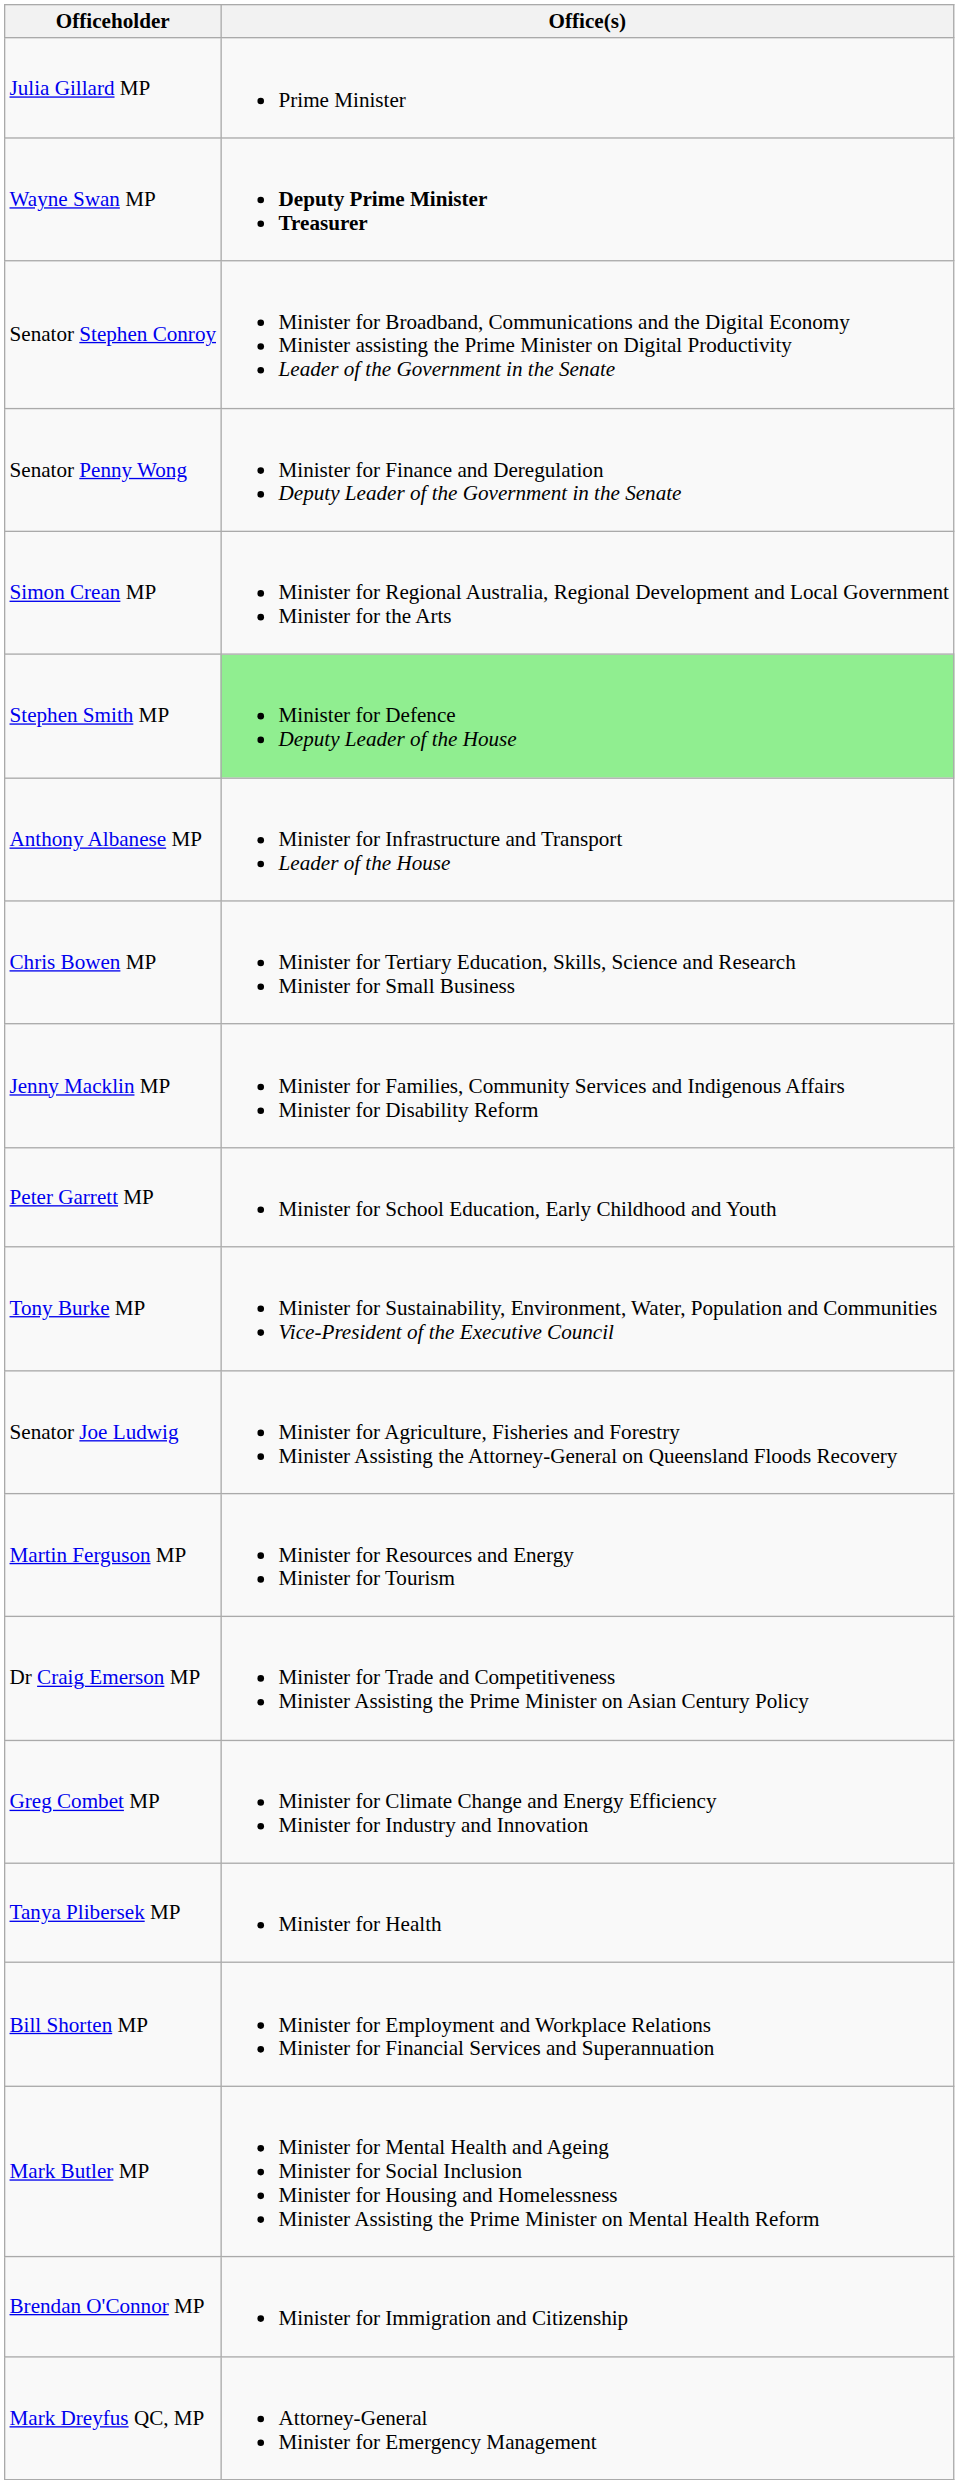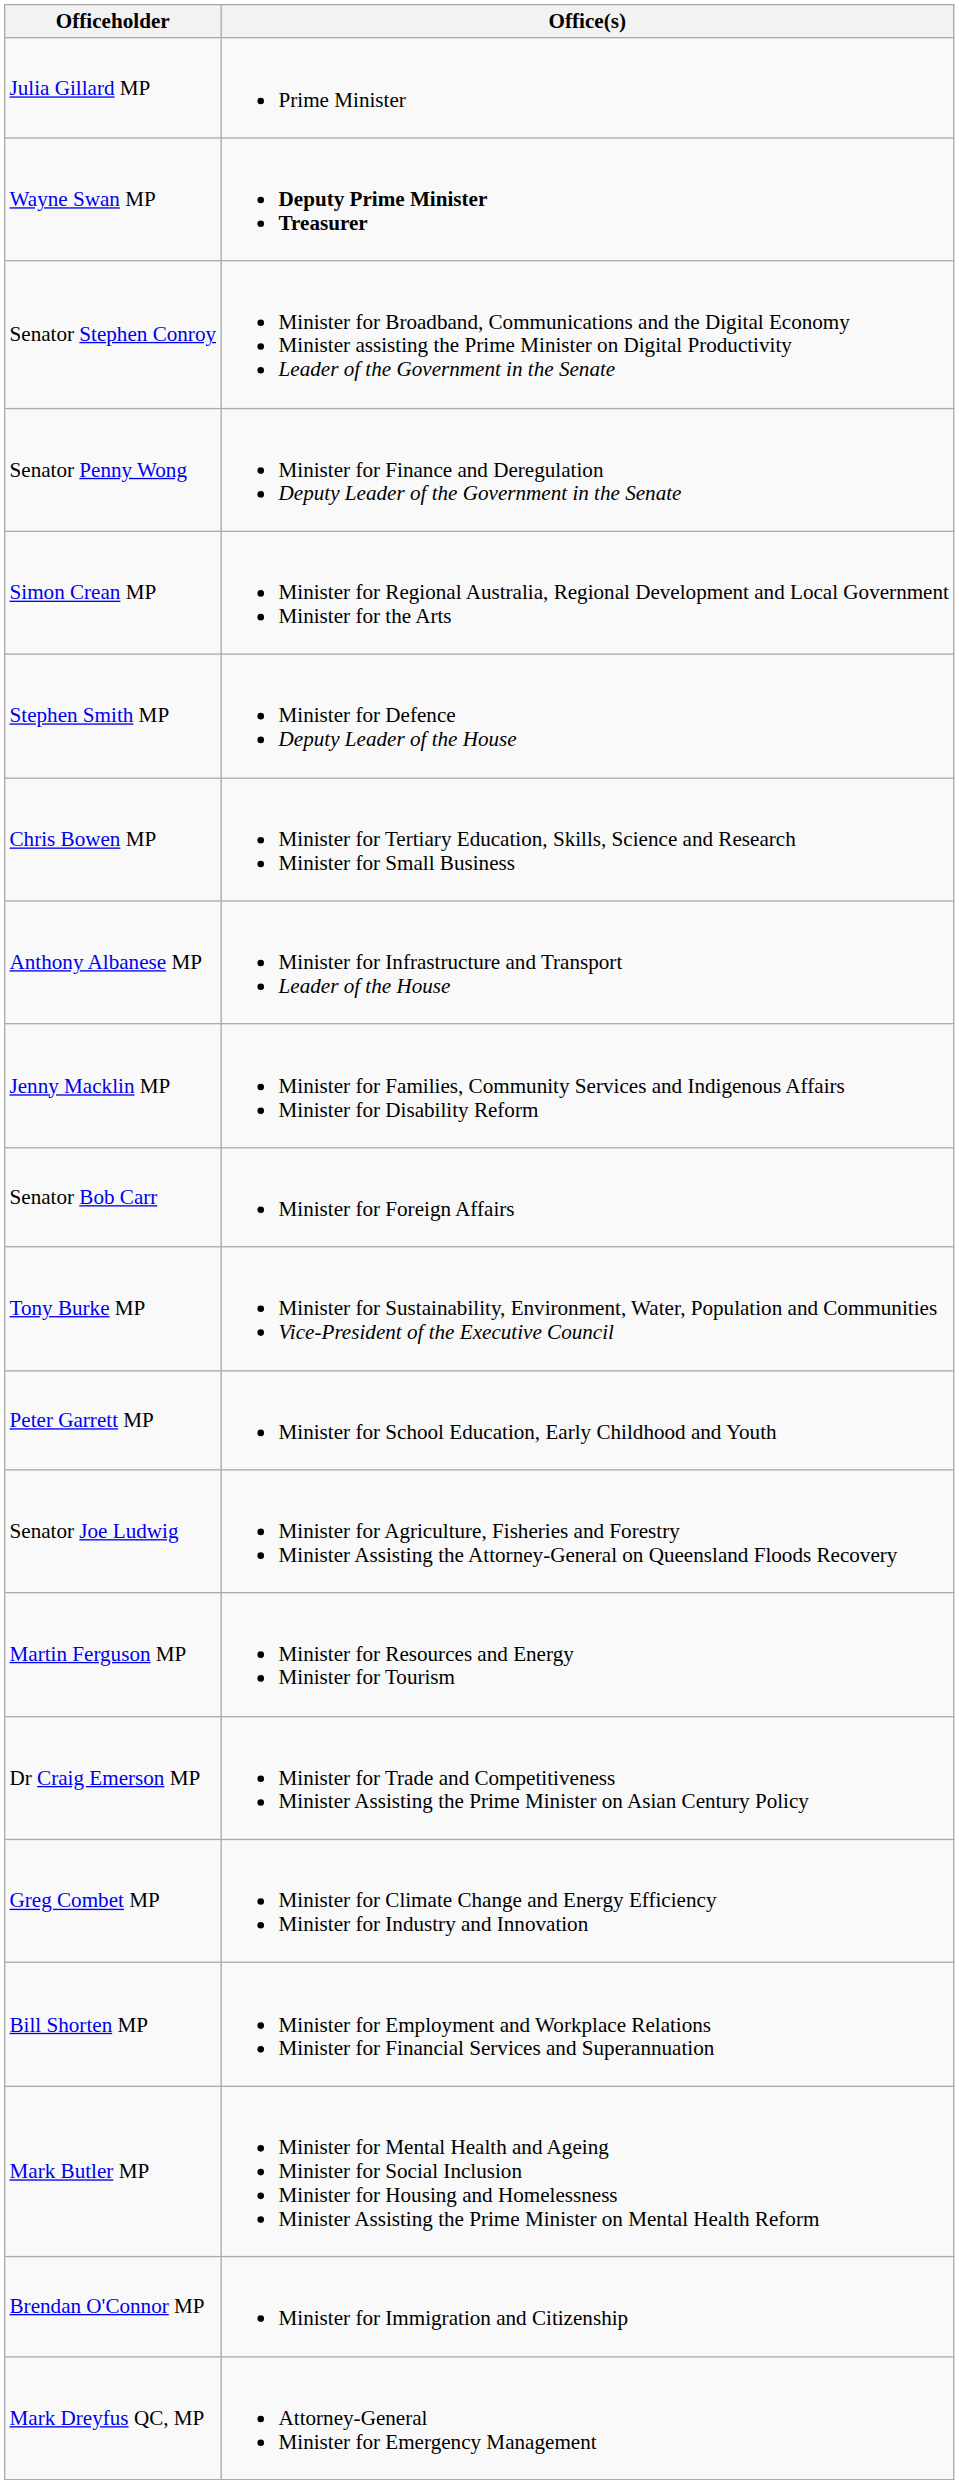(587, 728) lightgreen background -> (587, 728) no background
rows swapped: (83, 962) <-> (106, 839)
+ row: (83, 1197)
rows swapped: (77, 1308) <-> (82, 1197)
- row: (95, 1912)
